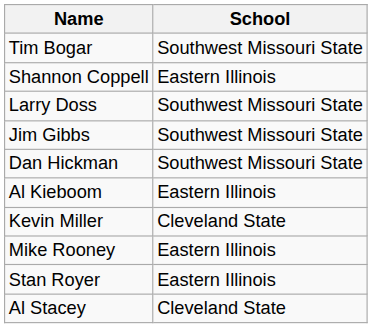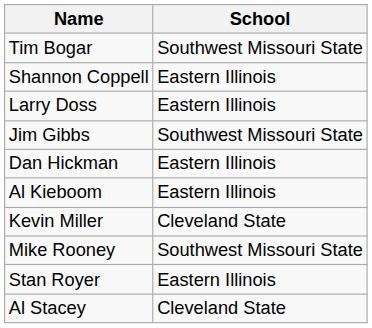(260, 105) Southwest Missouri State -> (216, 105) Eastern Illinois
(260, 163) Southwest Missouri State -> (216, 163) Eastern Illinois
(216, 250) Eastern Illinois -> (260, 250) Southwest Missouri State
